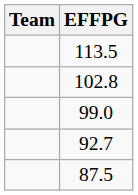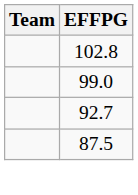- row: (96, 50)
